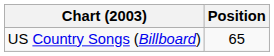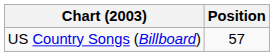(237, 39) 65 -> (237, 39) 57
